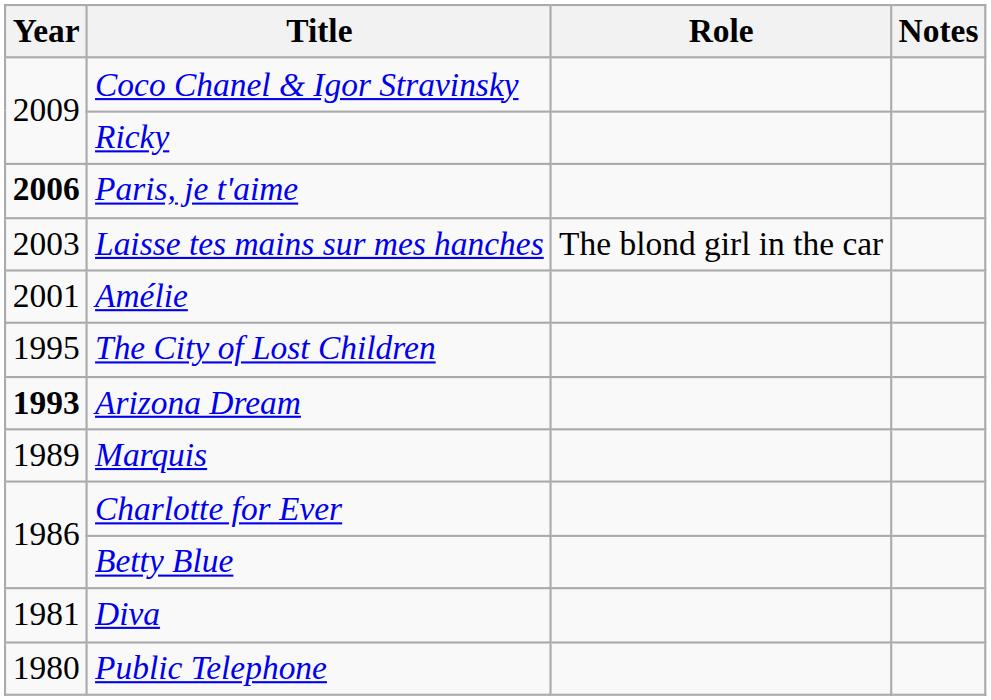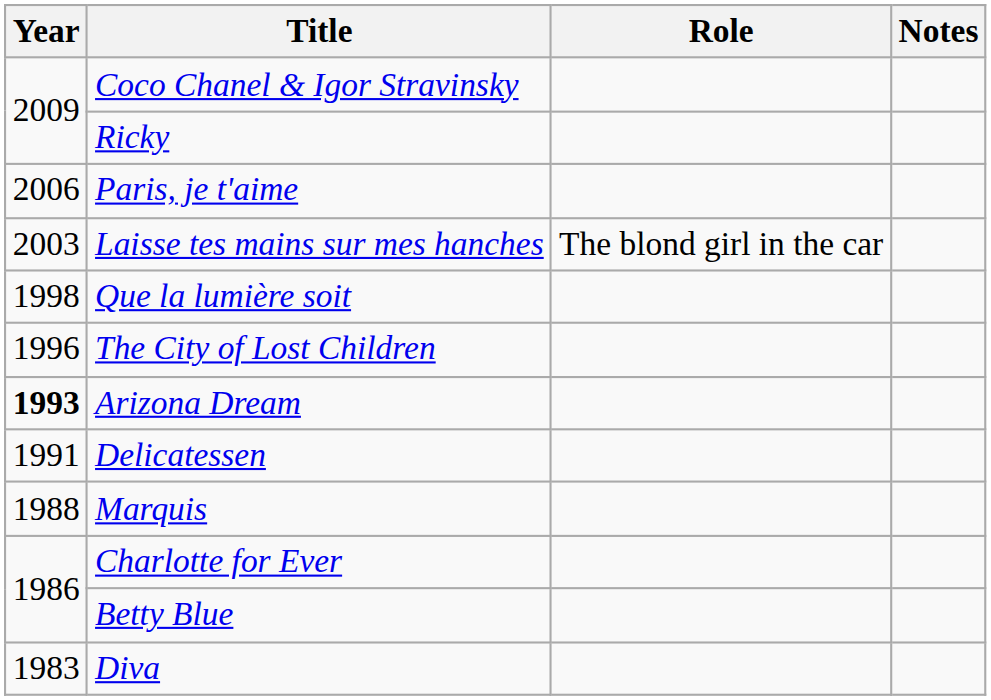(46, 190) bold -> (46, 190) normal
- row: (141, 296)
+ row: (223, 296)
(46, 349) 1995 -> (46, 349) 1996
+ row: (180, 455)
(46, 455) 1989 -> (46, 508) 1988
(46, 614) 1981 -> (46, 667) 1983
- row: (211, 667)
